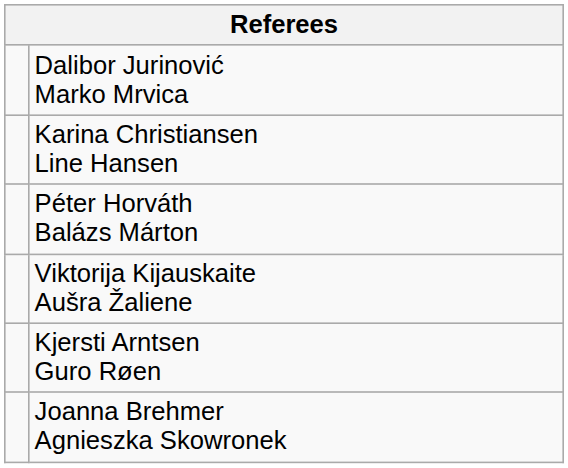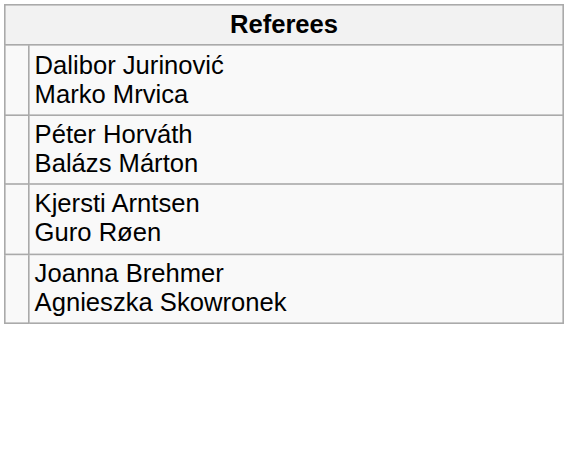- row: (146, 149)
- row: (145, 288)
